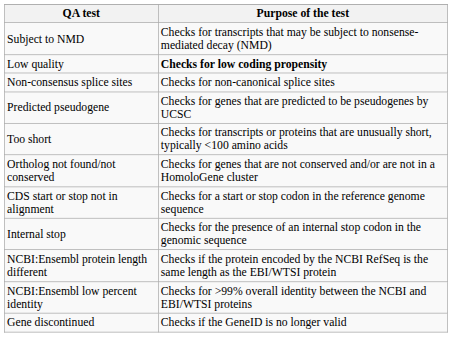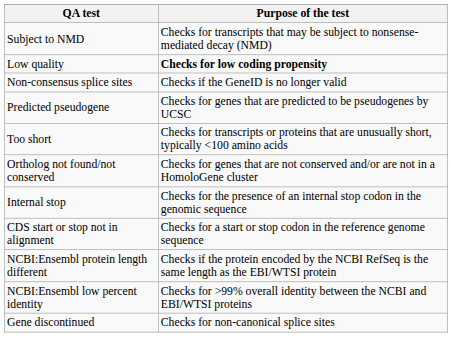(248, 82) Checks for non-canonical splice sites -> (254, 82) Checks if the GeneID is no longer valid
rows swapped: (62, 202) <-> (36, 234)
(254, 322) Checks if the GeneID is no longer valid -> (248, 322) Checks for non-canonical splice sites
